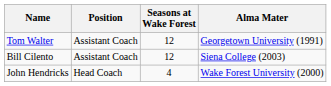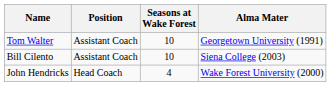(169, 41) 12 -> (169, 41) 10
(169, 57) 12 -> (169, 57) 10
